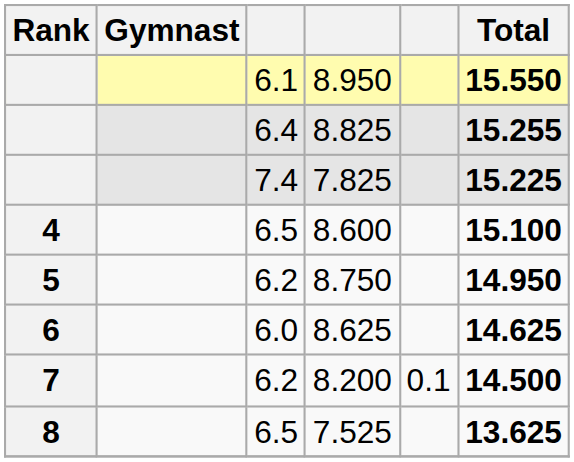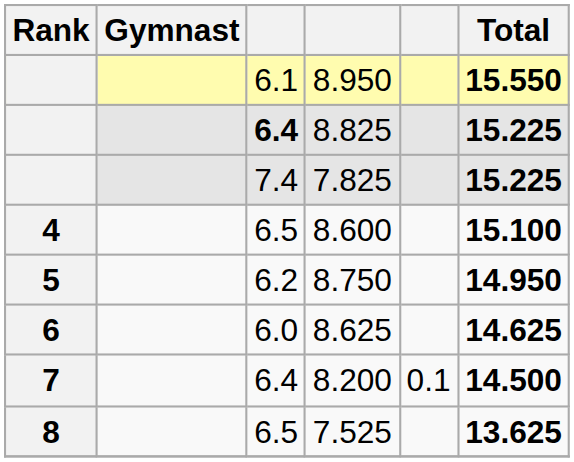(276, 130) normal -> (276, 130) bold
(514, 130) 15.255 -> (514, 130) 15.225
(276, 381) 6.2 -> (276, 381) 6.4
